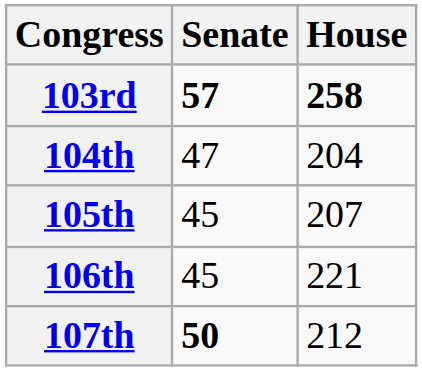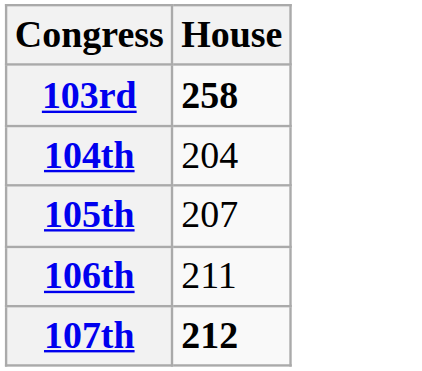- column: (235, 34)
(335, 275) 221 -> (209, 275) 211
(335, 335) normal -> (210, 335) bold
